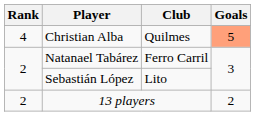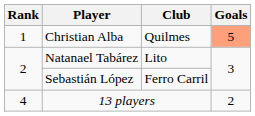(23, 36) 4 -> (23, 36) 1
(176, 57) Ferro Carril -> (156, 57) Lito
(156, 79) Lito -> (176, 79) Ferro Carril
(23, 100) 2 -> (23, 100) 4
